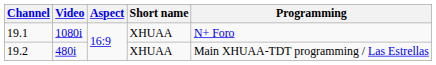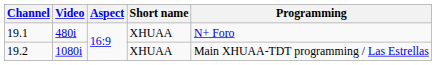(69, 32) 1080i -> (66, 32) 480i
(66, 51) 480i -> (69, 51) 1080i
